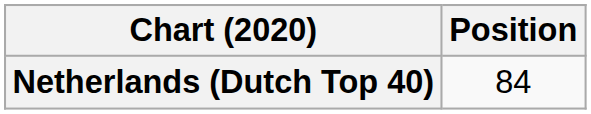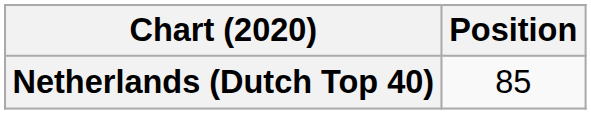(513, 81) 84 -> (513, 81) 85
